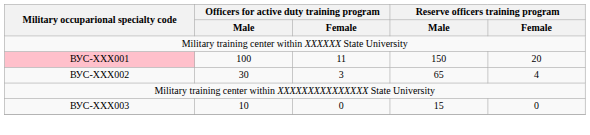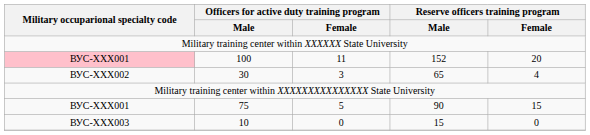(439, 59) 150 -> (439, 59) 152
+ row: (244, 106)
